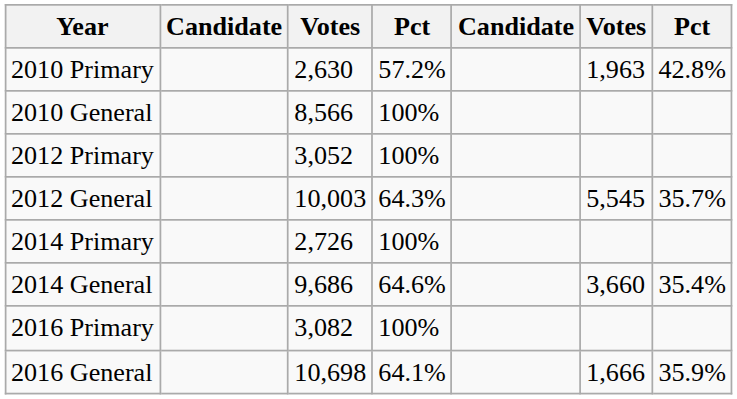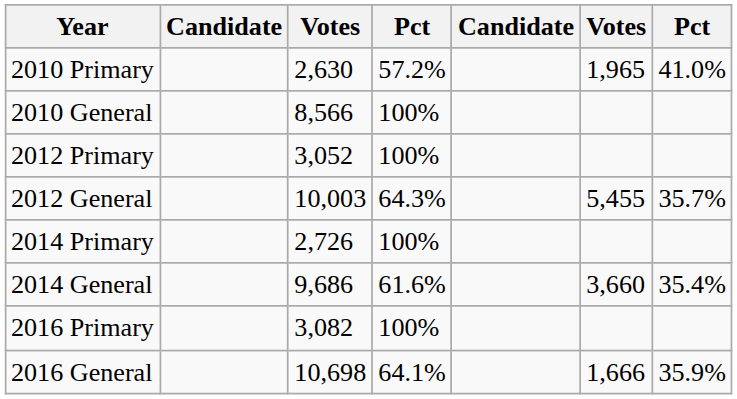(616, 69) 1,963 -> (616, 69) 1,965
(692, 69) 42.8% -> (692, 69) 41.0%
(616, 198) 5,545 -> (616, 198) 5,455
(412, 284) 64.6% -> (412, 284) 61.6%
